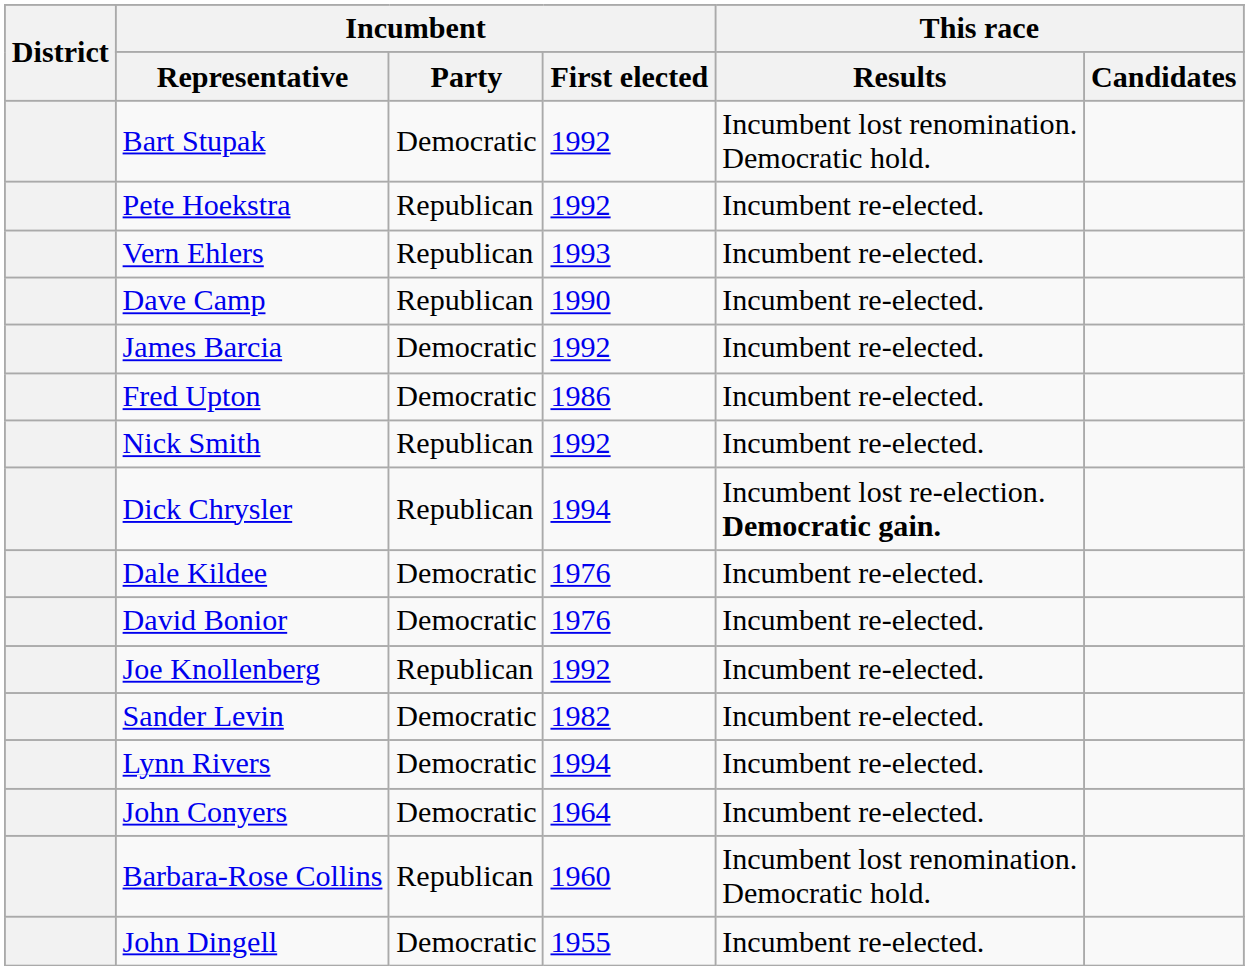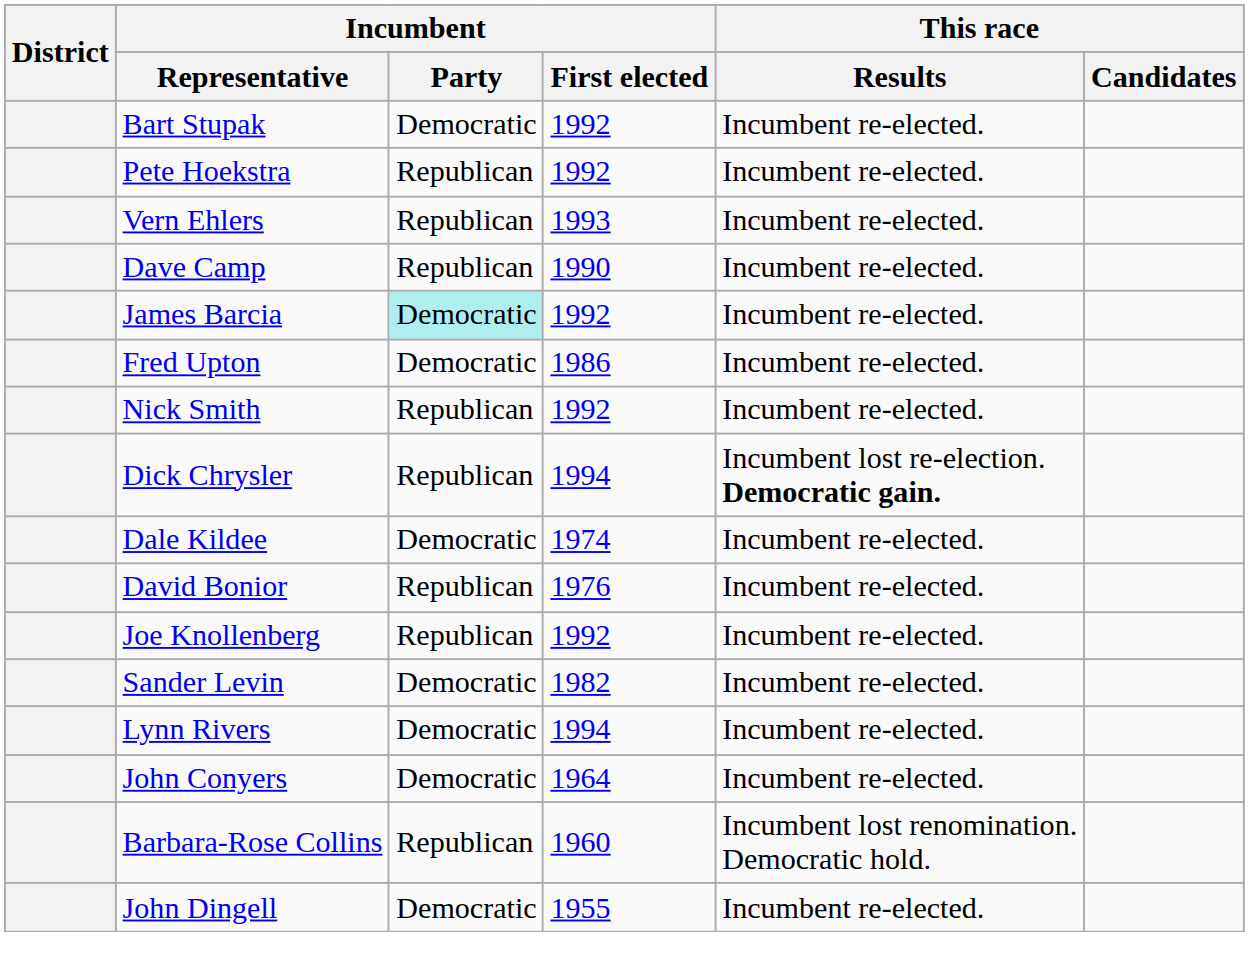(900, 140) Incumbent lost renomination. Democratic hold. -> (853, 123) Incumbent re-elected.
(466, 348) no background -> (466, 314) paleturquoise background
(581, 573) 1976 -> (581, 539) 1974
(466, 620) Democratic -> (465, 586) Republican
